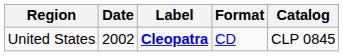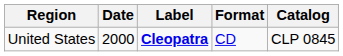(118, 39) 2002 -> (118, 39) 2000
